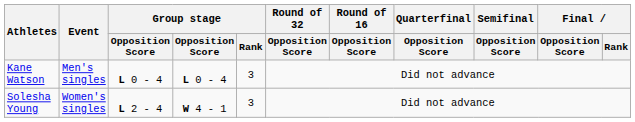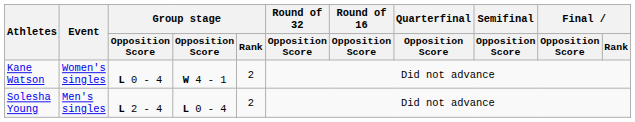(84, 75) Men's singles -> (84, 75) Women's singles
(205, 81) L 0 - 4 -> (205, 81) W 4 - 1
(251, 75) 3 -> (251, 75) 2
(84, 103) Women's singles -> (84, 103) Men's singles
(205, 109) W 4 - 1 -> (205, 109) L 0 - 4
(251, 103) 3 -> (251, 103) 2
